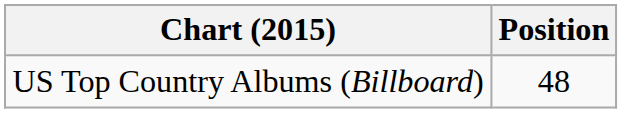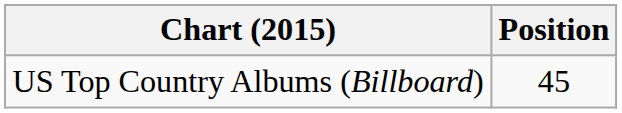(554, 81) 48 -> (554, 81) 45
